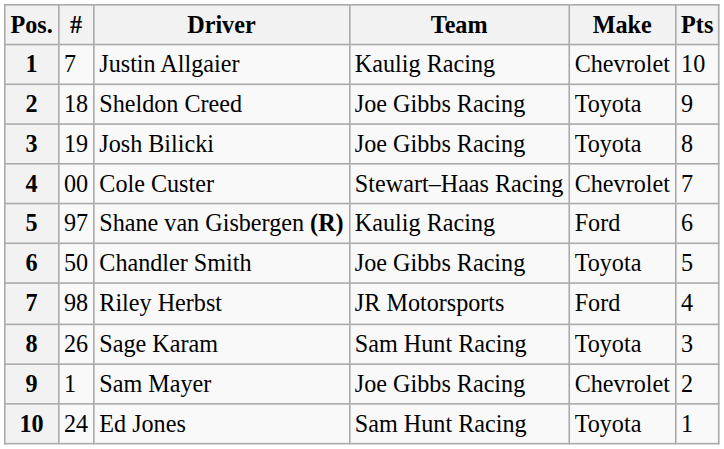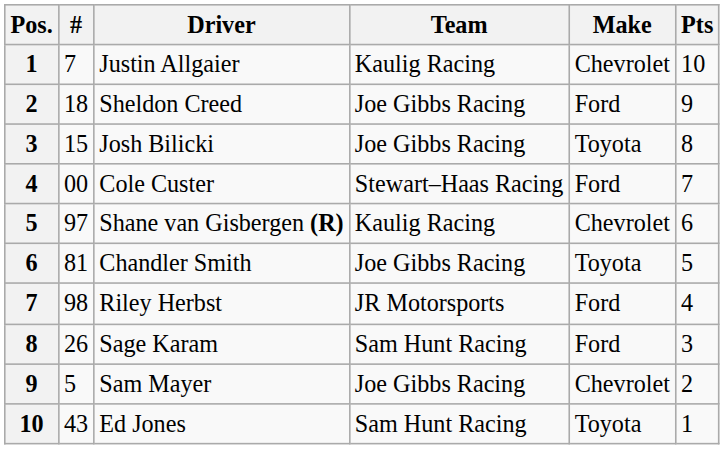(608, 104) Toyota -> (597, 104) Ford
(76, 144) 19 -> (76, 144) 15
(622, 184) Chevrolet -> (597, 184) Ford
(597, 223) Ford -> (622, 223) Chevrolet
(76, 263) 50 -> (76, 263) 81
(608, 343) Toyota -> (597, 343) Ford
(70, 383) 1 -> (70, 383) 5
(76, 423) 24 -> (76, 423) 43
